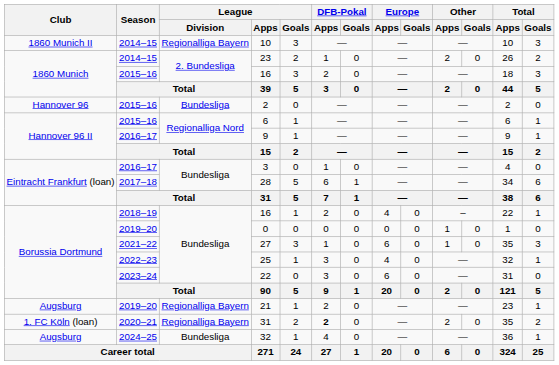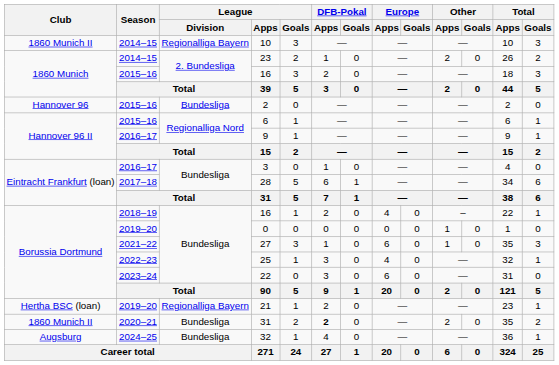(61, 306) Augsburg -> (61, 306) Hertha BSC (loan)
(61, 321) 1. FC Köln (loan) -> (61, 321) 1860 Munich II
(205, 321) Regionalliga Bayern -> (205, 321) Bundesliga
